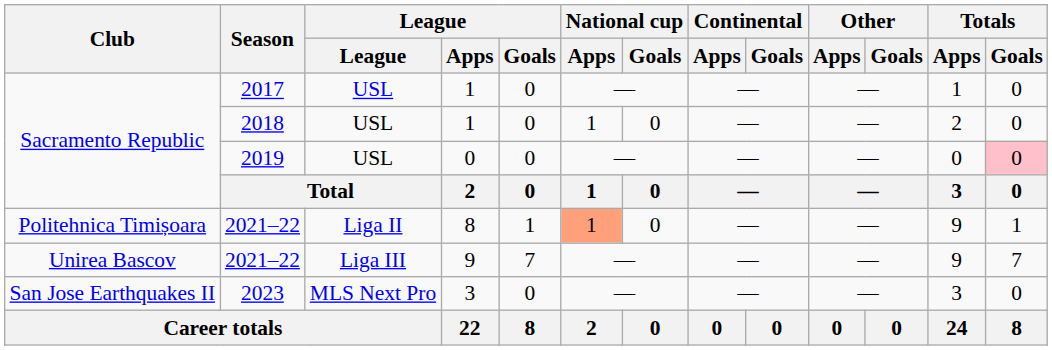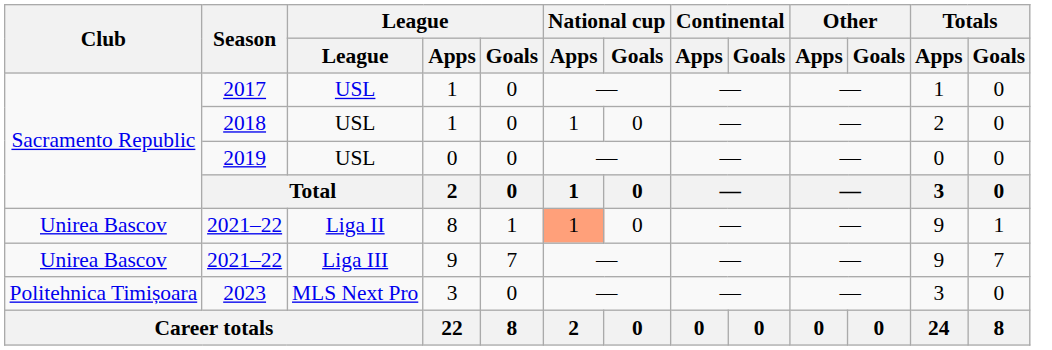(1017, 157) pink background -> (999, 157) no background
(112, 225) Politehnica Timișoara -> (103, 225) Unirea Bascov
(112, 293) San Jose Earthquakes II -> (103, 293) Politehnica Timișoara
